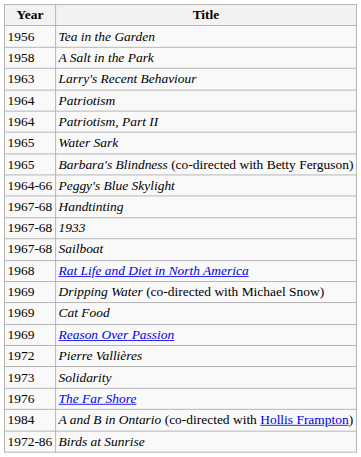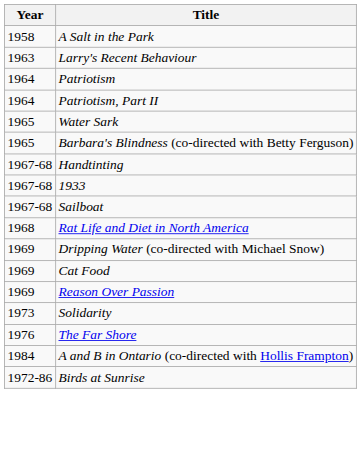- row: (107, 36)
- row: (117, 185)
- row: (100, 356)
